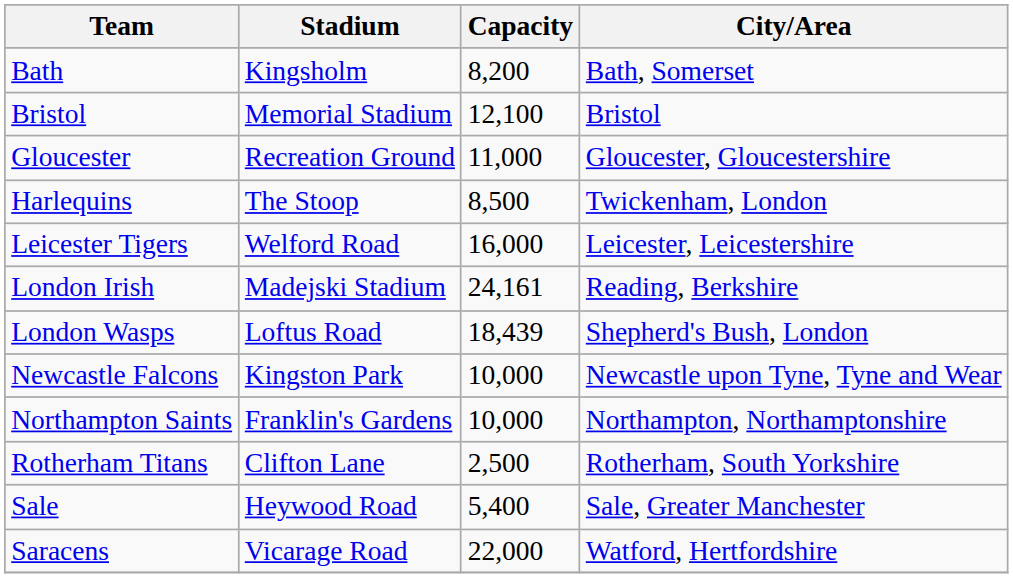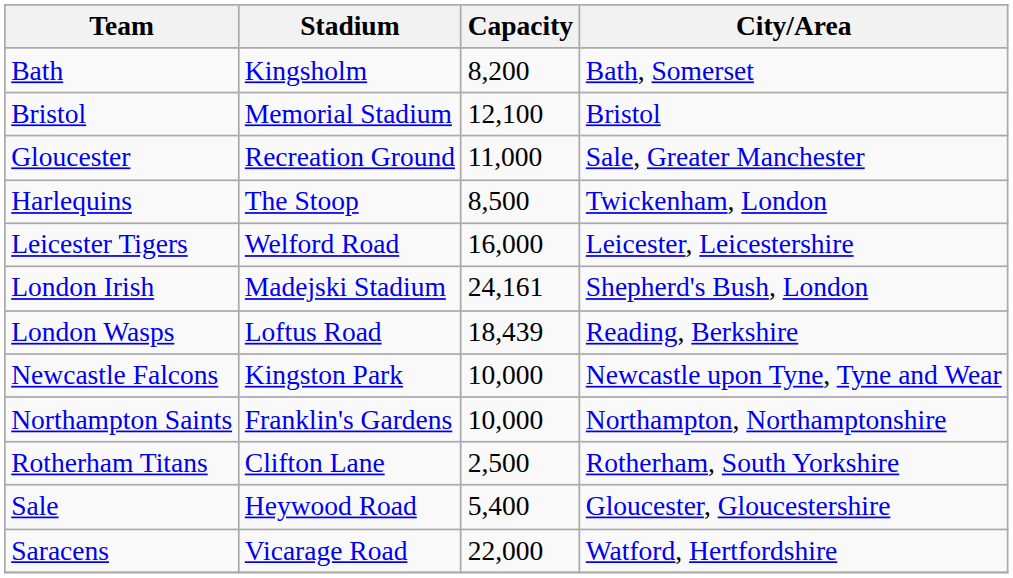(738, 157) Gloucester, Gloucestershire -> (725, 157) Sale, Greater Manchester
(692, 288) Reading, Berkshire -> (727, 288) Shepherd's Bush, London
(727, 331) Shepherd's Bush, London -> (692, 331) Reading, Berkshire
(725, 506) Sale, Greater Manchester -> (738, 506) Gloucester, Gloucestershire
